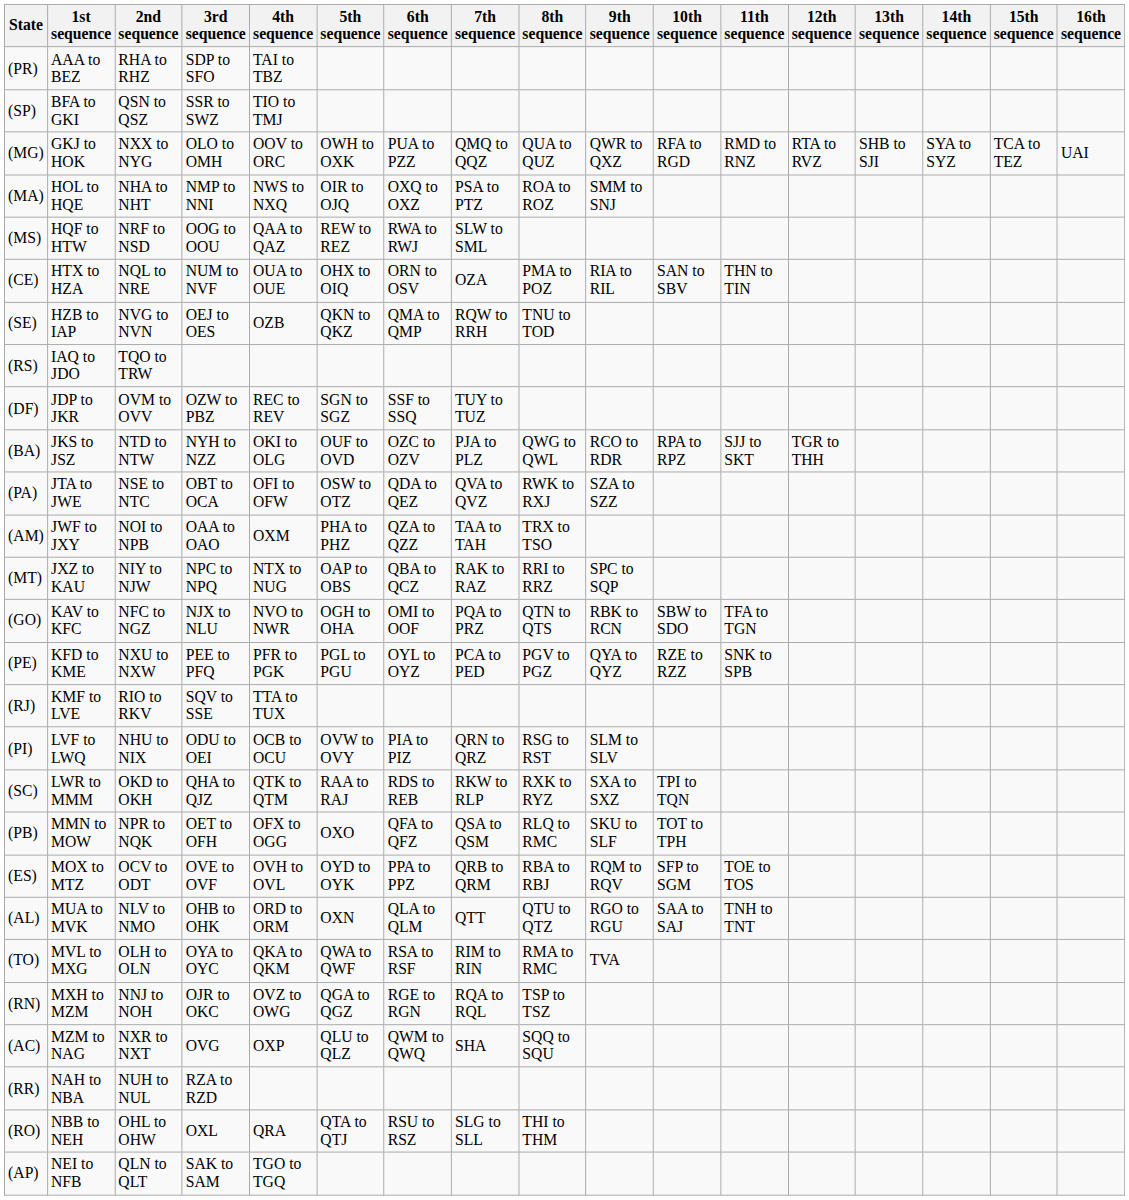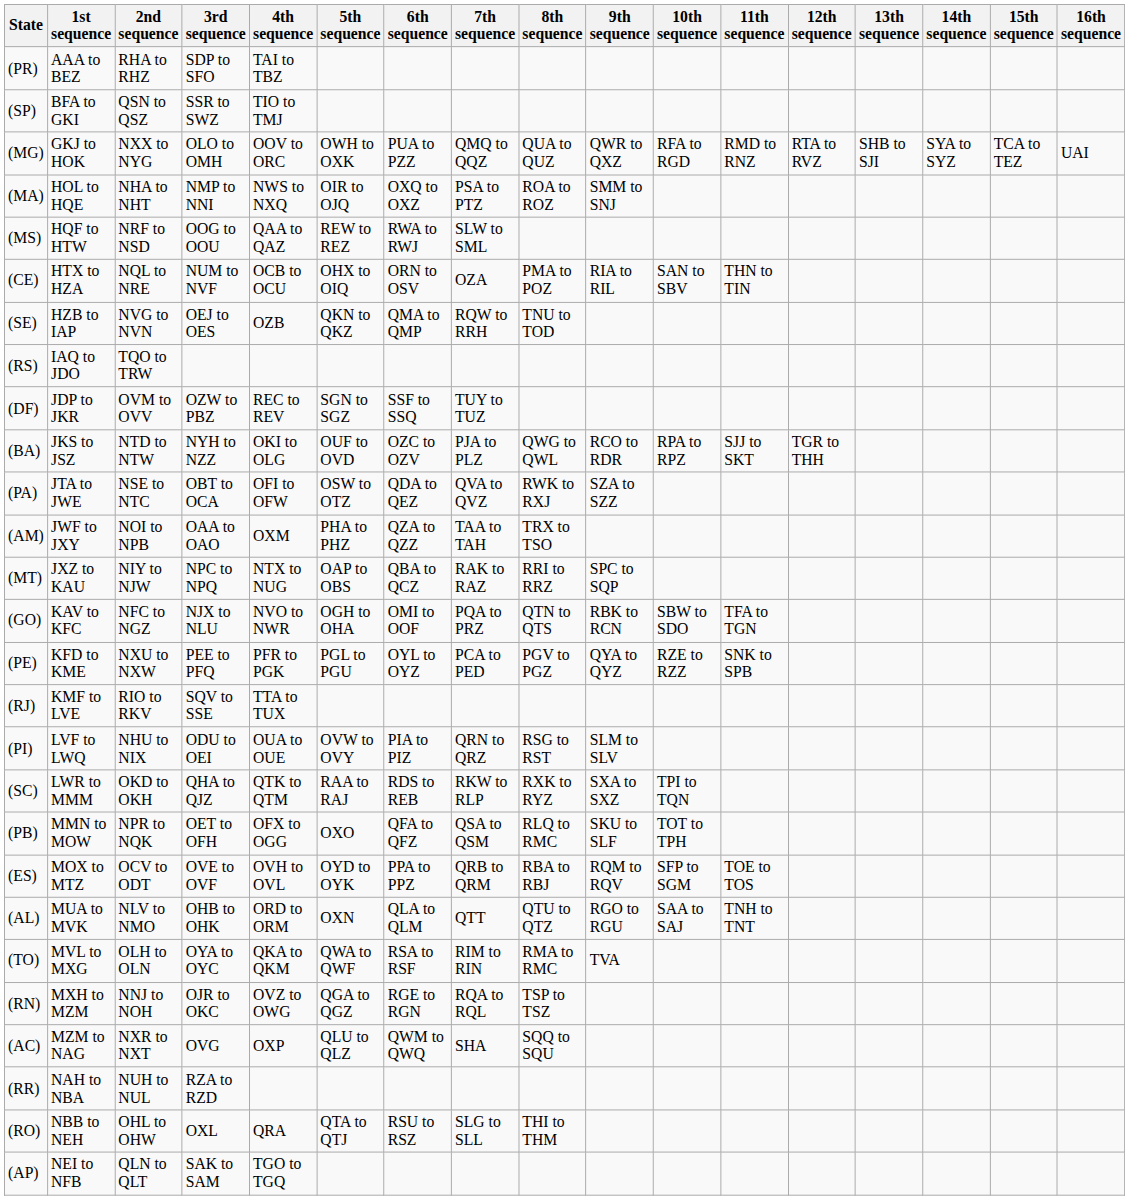(278, 280) OUA to OUE -> (277, 280) OCB to OCU
(277, 748) OCB to OCU -> (278, 748) OUA to OUE
